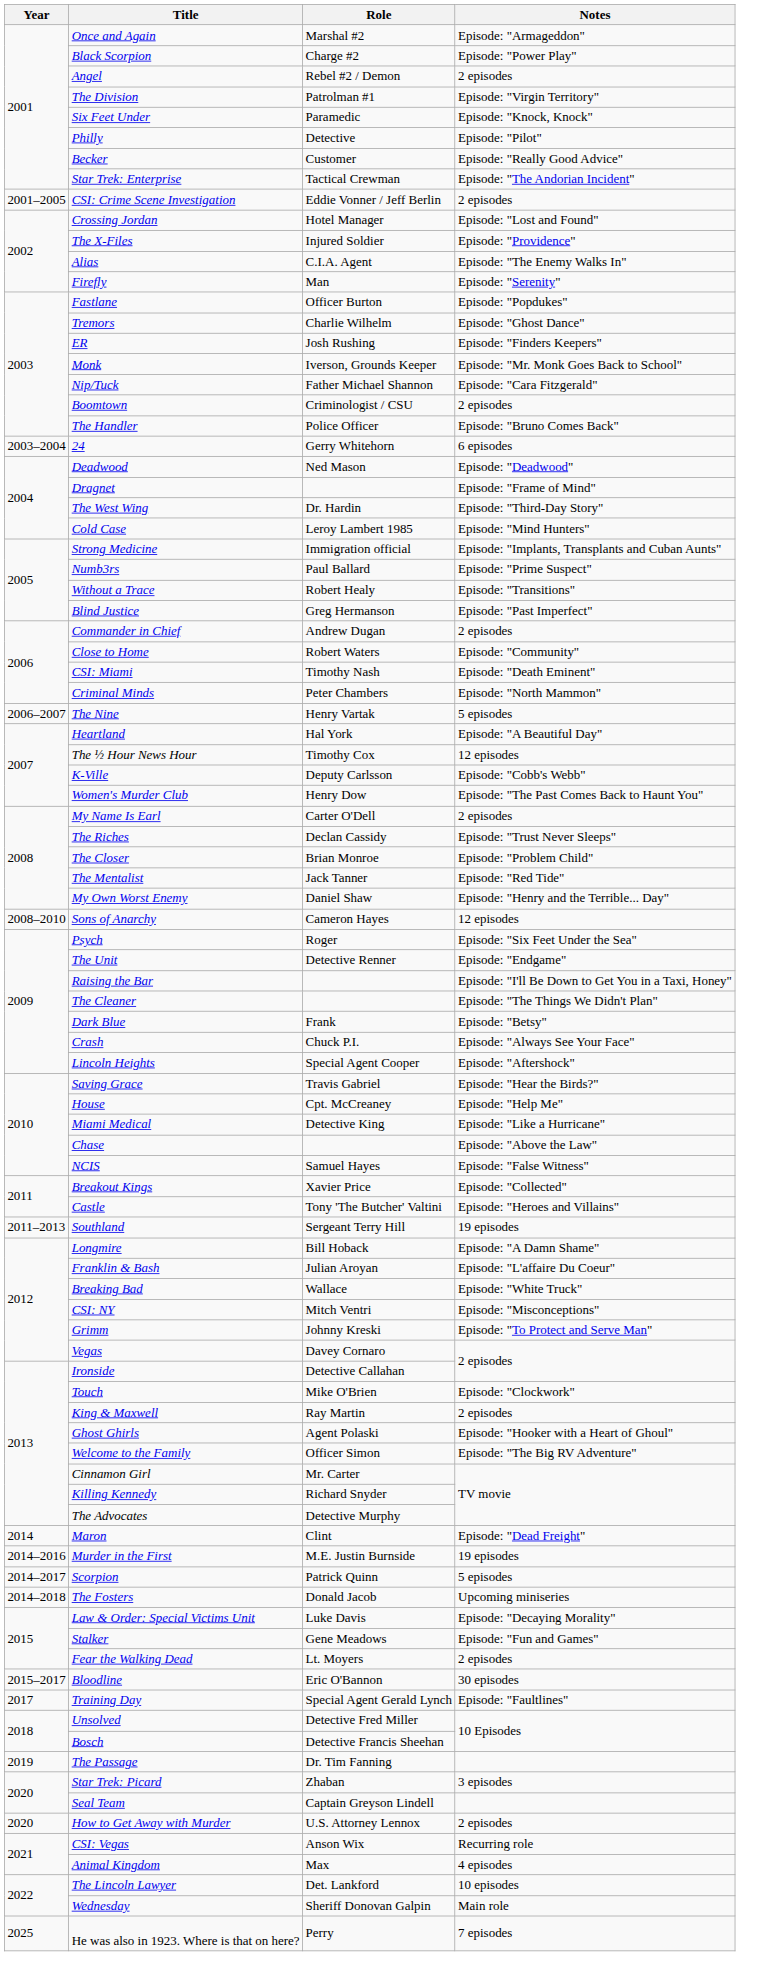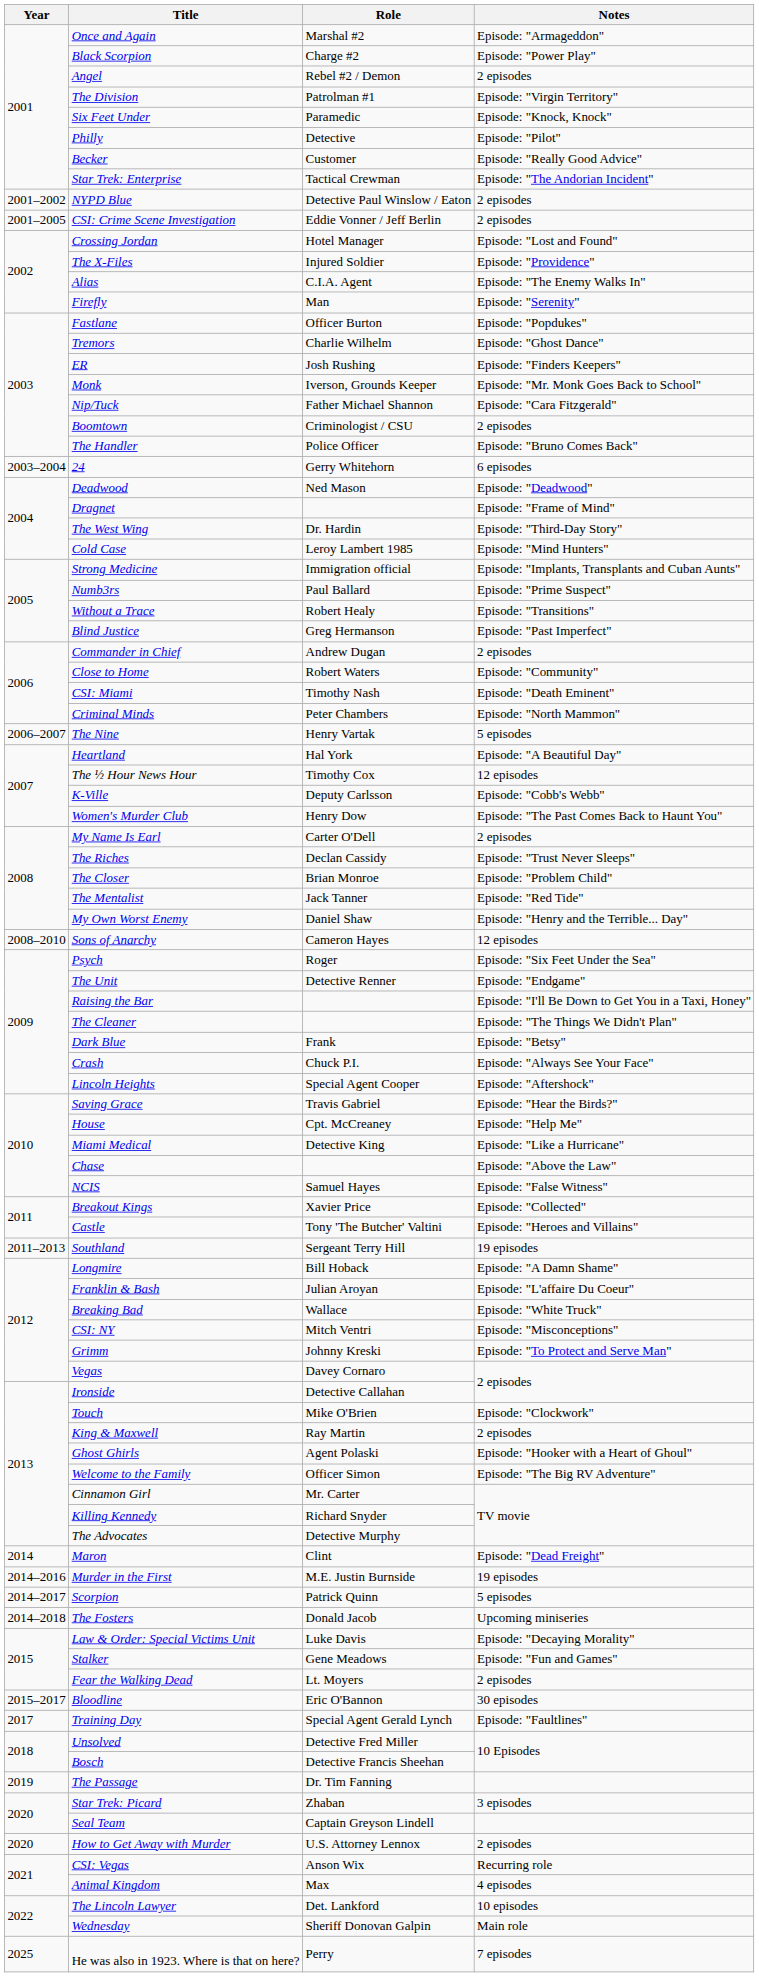+ row: (102, 199)
